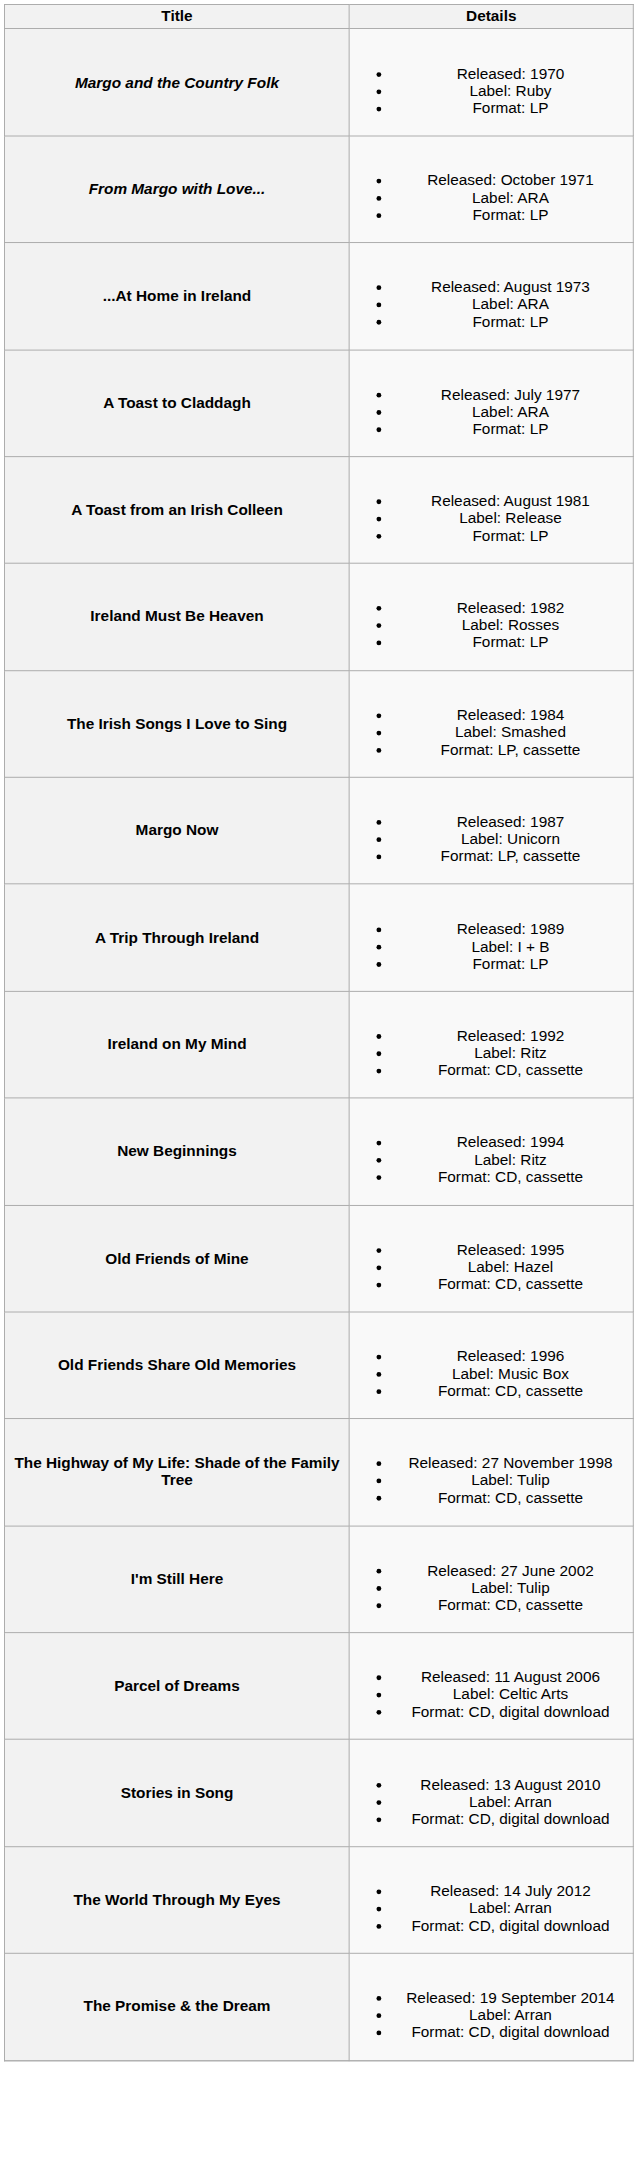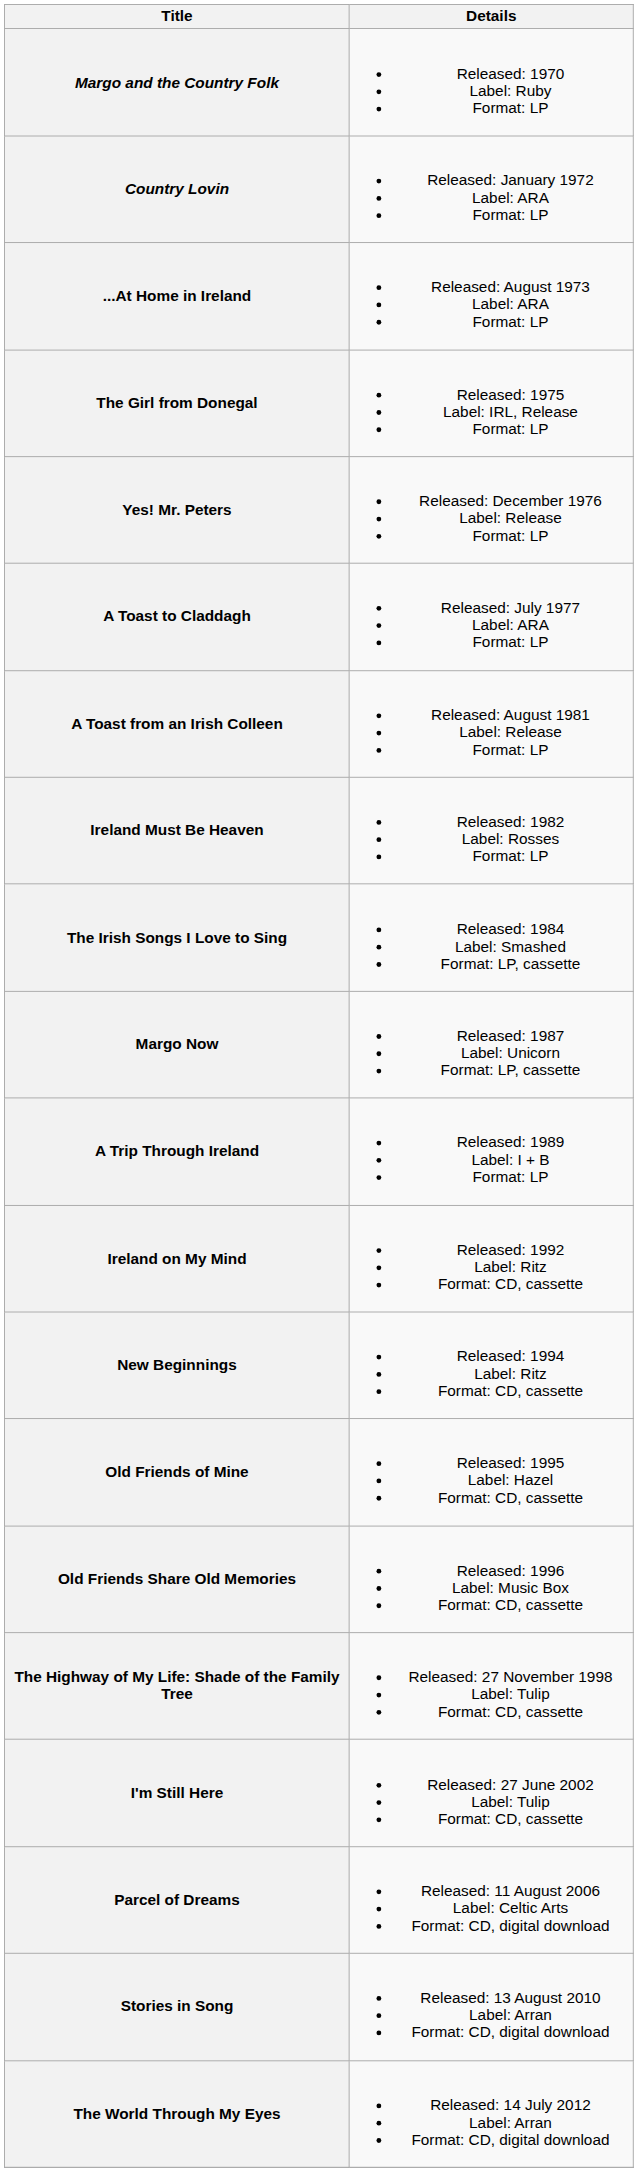- row: (177, 189)
+ row: (177, 189)
+ row: (177, 403)
+ row: (177, 509)
- row: (177, 2006)
